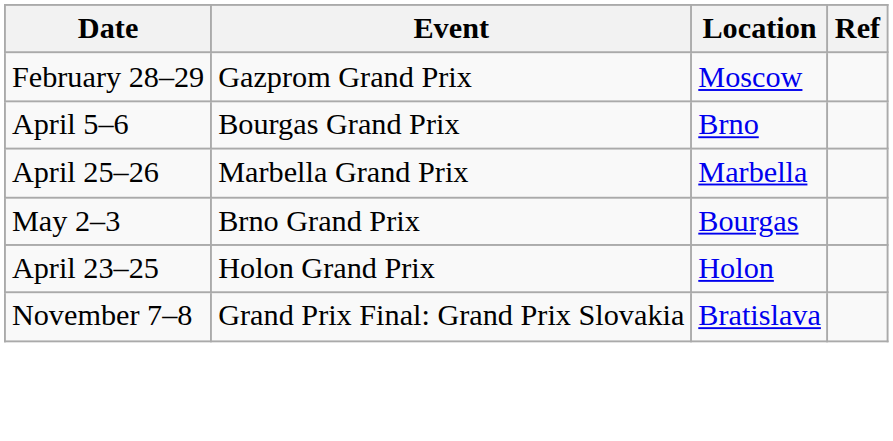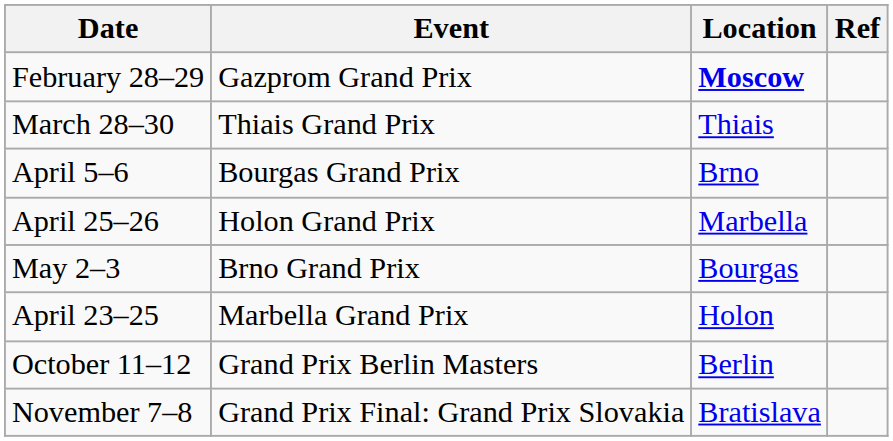(750, 76) normal -> (751, 76) bold
+ row: (93, 124)
(343, 172) Marbella Grand Prix -> (327, 220) Holon Grand Prix
(327, 268) Holon Grand Prix -> (343, 316) Marbella Grand Prix
+ row: (102, 364)
